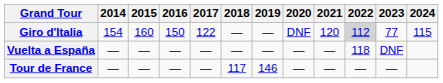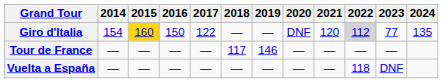(144, 31) no background -> (144, 31) gold background
(422, 31) 115 -> (422, 31) 135
rows swapped: (51, 68) <-> (51, 50)
